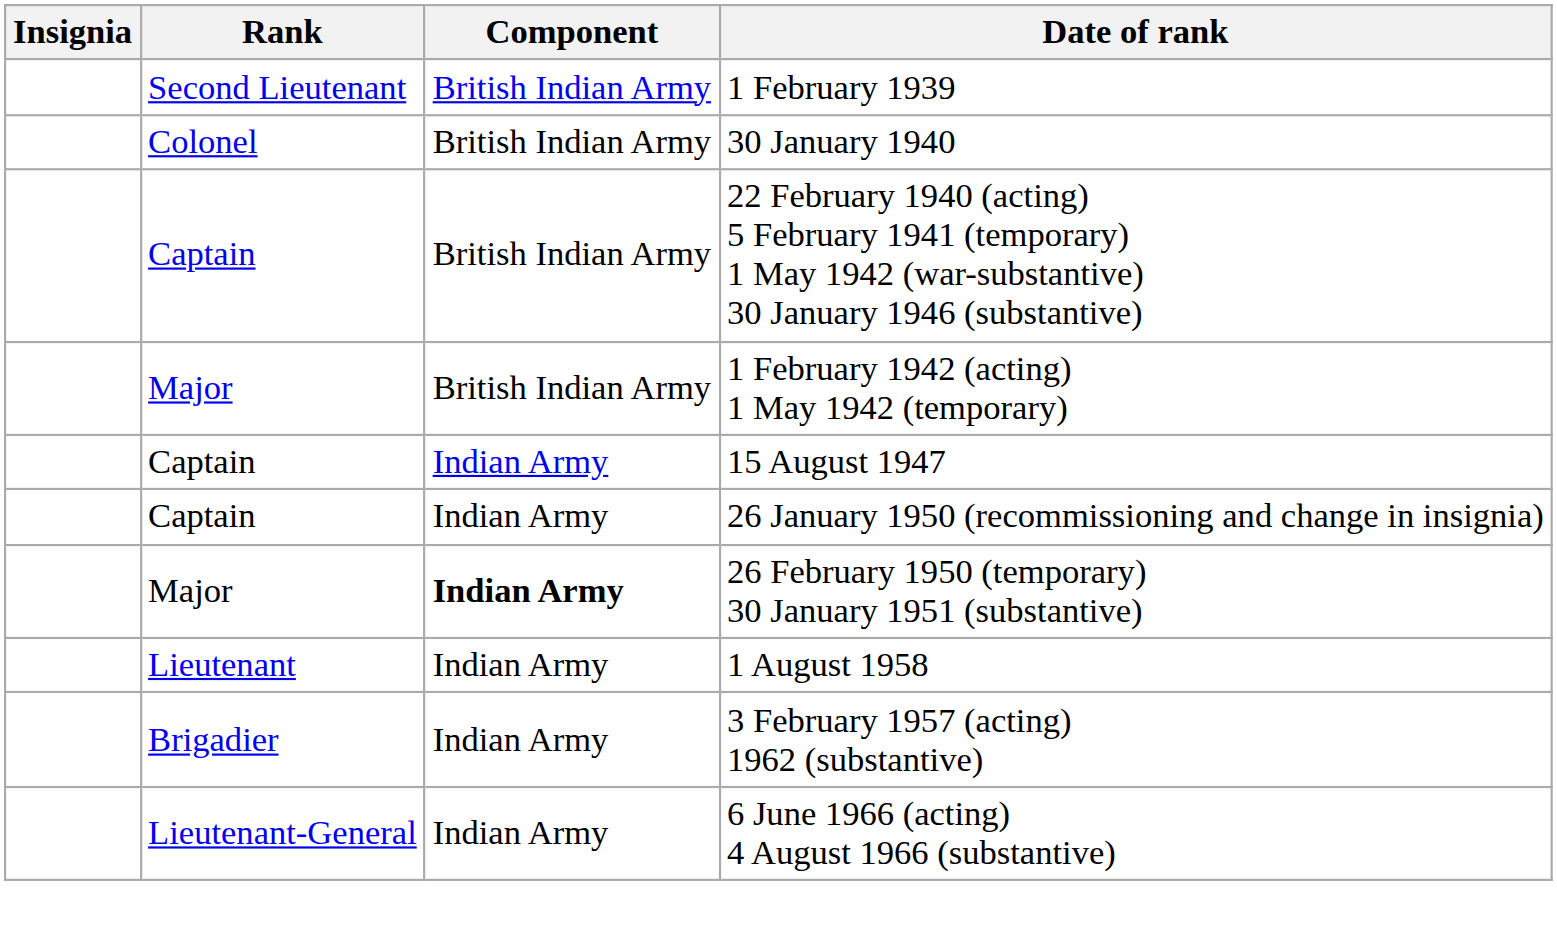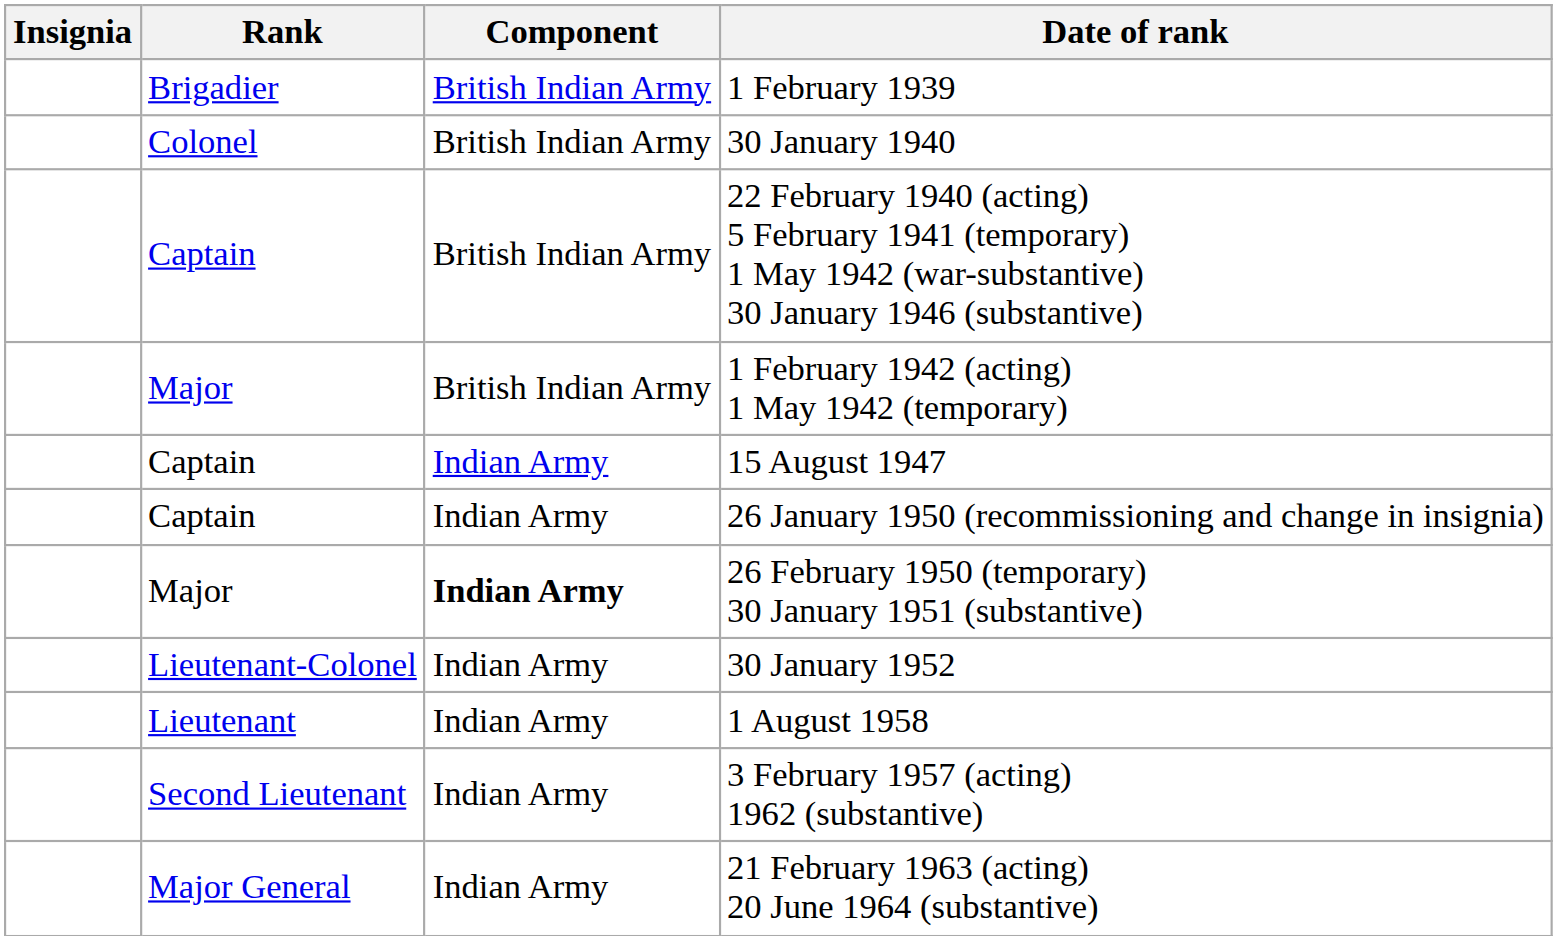(277, 86) Second Lieutenant -> (213, 86) Brigadier
+ row: (841, 664)
(213, 739) Brigadier -> (277, 793) Second Lieutenant
+ row: (913, 887)
- row: (921, 832)
